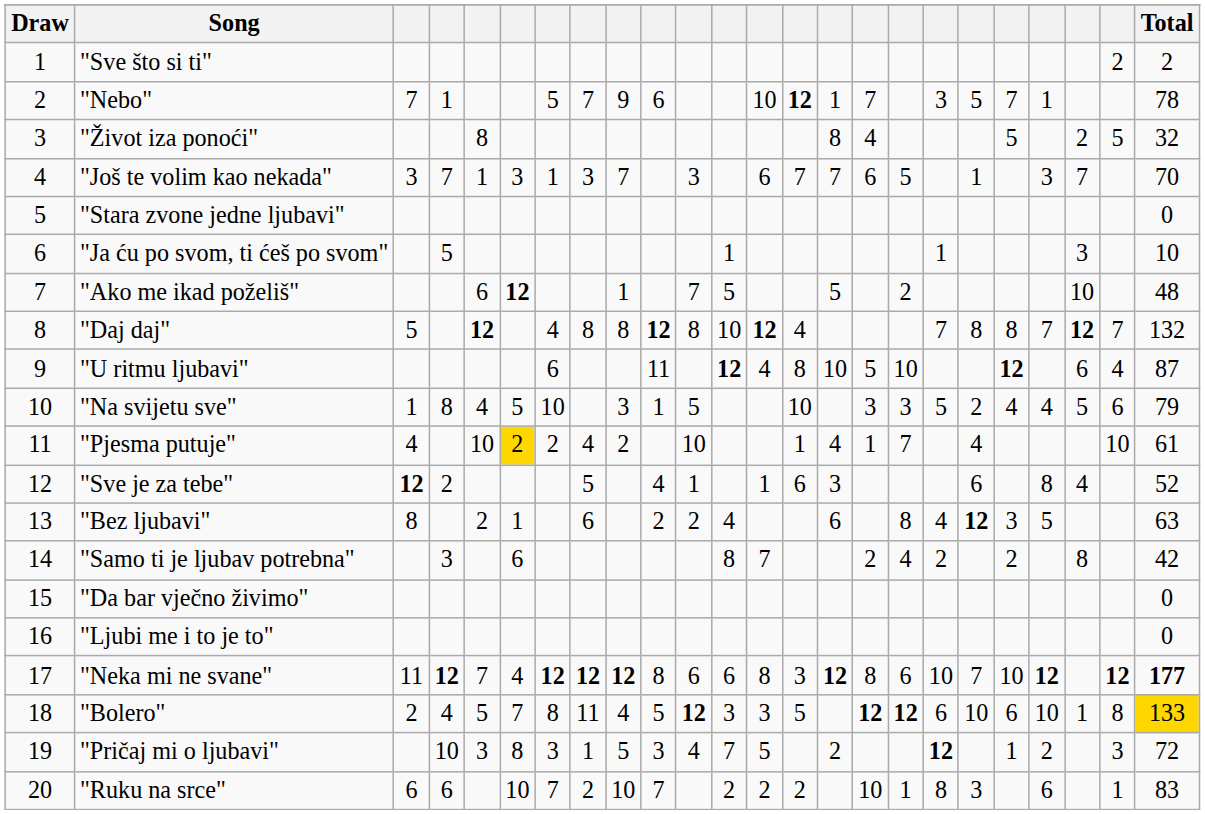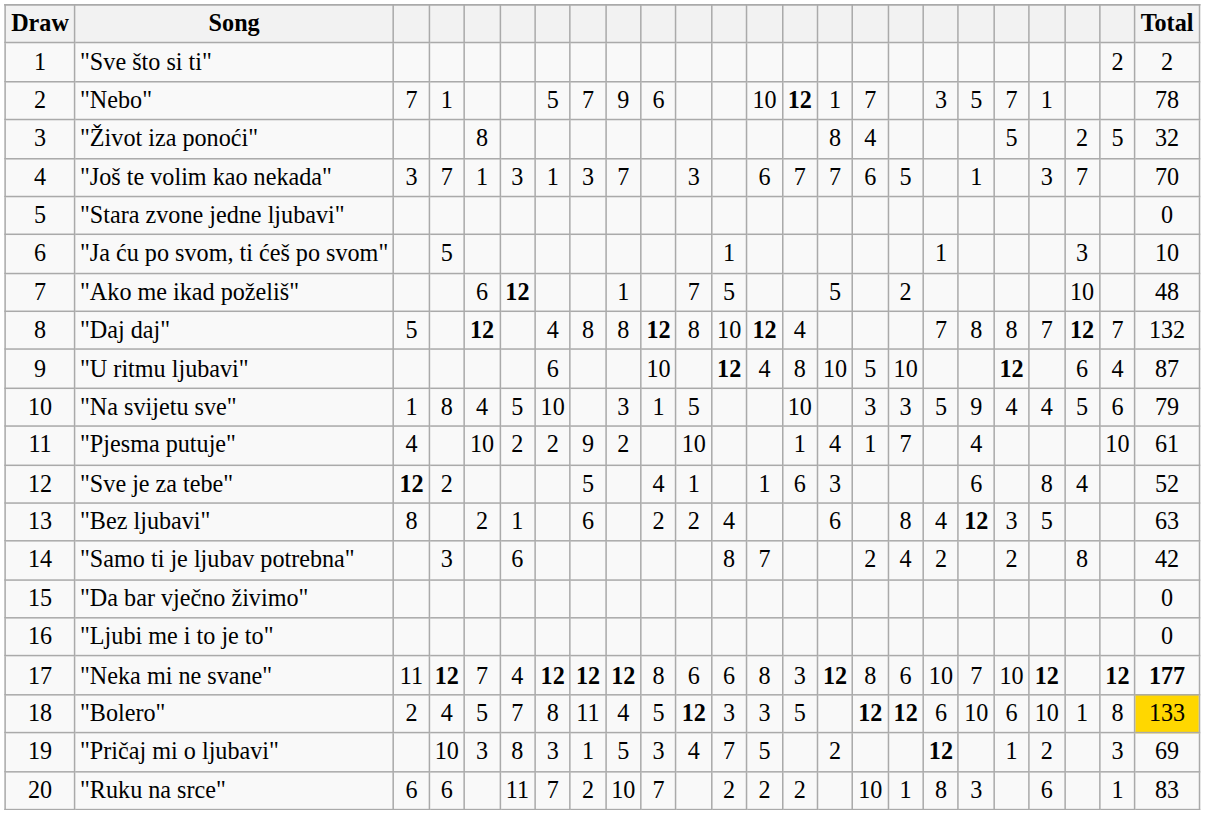(659, 368) 11 -> (659, 368) 10
(976, 406) 2 -> (976, 406) 9
(517, 445) gold background -> (517, 445) no background
(588, 445) 4 -> (588, 445) 9
(1167, 751) 72 -> (1167, 751) 69
(517, 789) 10 -> (517, 789) 11
